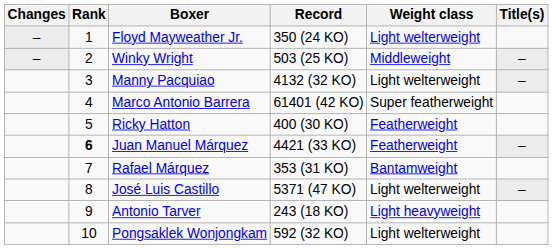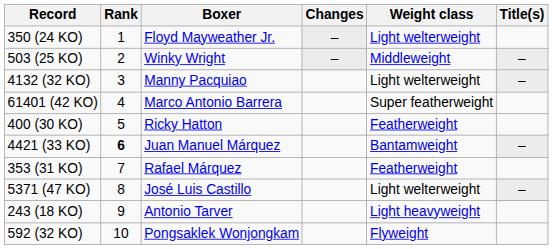columns swapped: (37, 15) <-> (319, 15)
(414, 146) Featherweight -> (414, 146) Bantamweight
(414, 168) Bantamweight -> (414, 168) Featherweight
(425, 233) Light welterweight -> (399, 233) Flyweight
